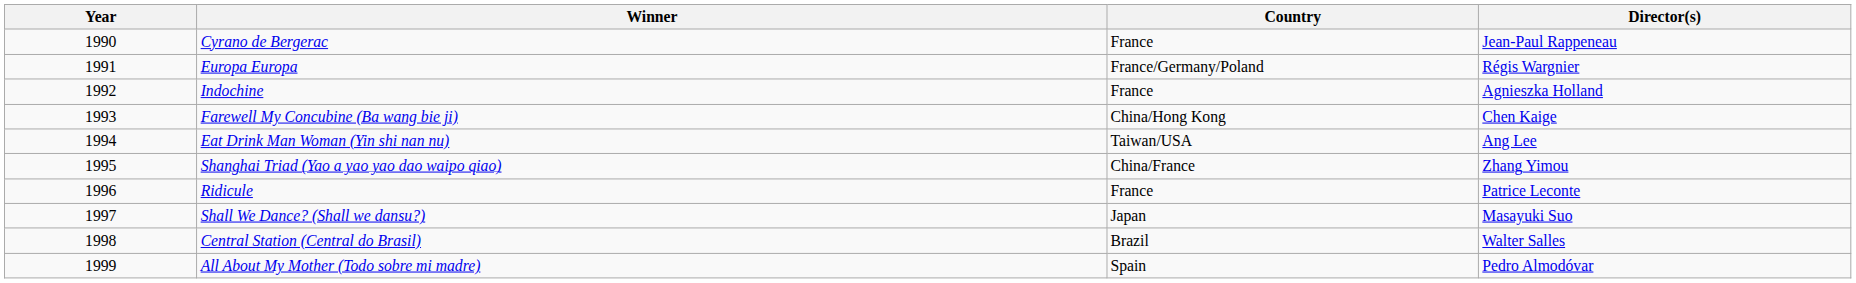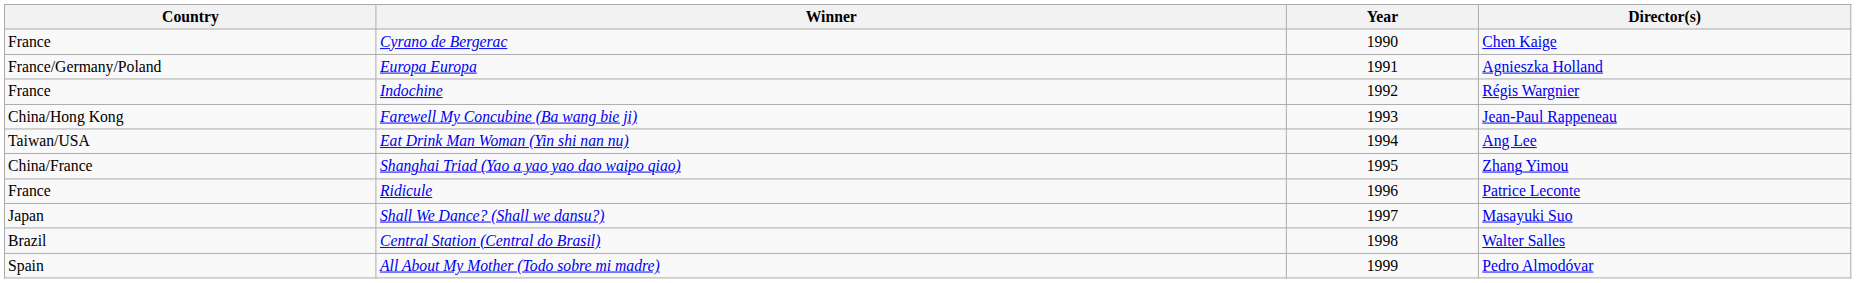columns swapped: (101, 16) <-> (1293, 16)
(1550, 41) Jean-Paul Rappeneau -> (1520, 41) Chen Kaige
(1531, 66) Régis Wargnier -> (1543, 66) Agnieszka Holland
(1543, 91) Agnieszka Holland -> (1531, 91) Régis Wargnier
(1520, 116) Chen Kaige -> (1550, 116) Jean-Paul Rappeneau
